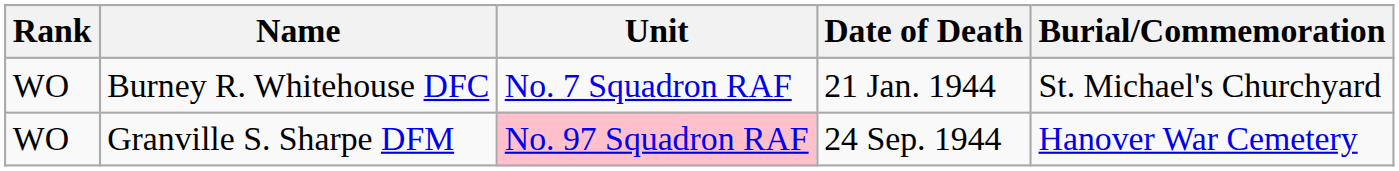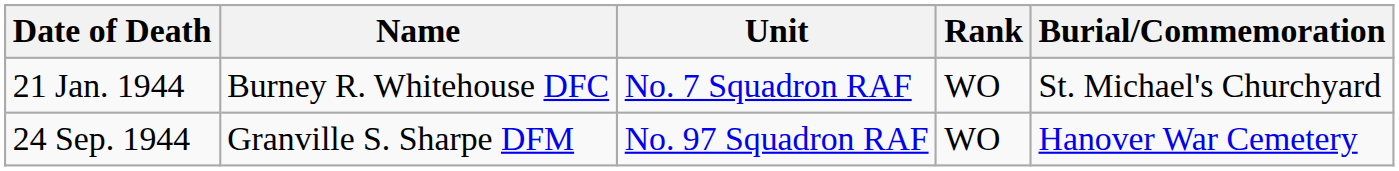columns swapped: (52, 31) <-> (924, 31)
(657, 138) pink background -> (777, 138) no background
